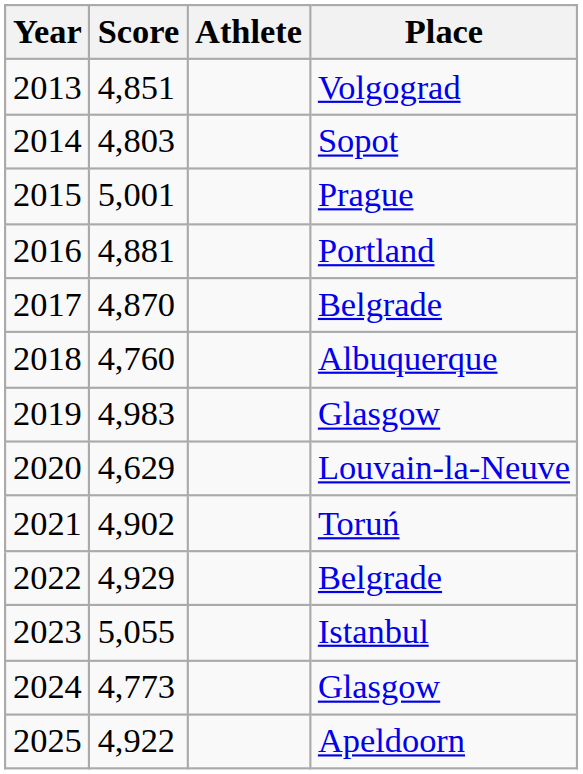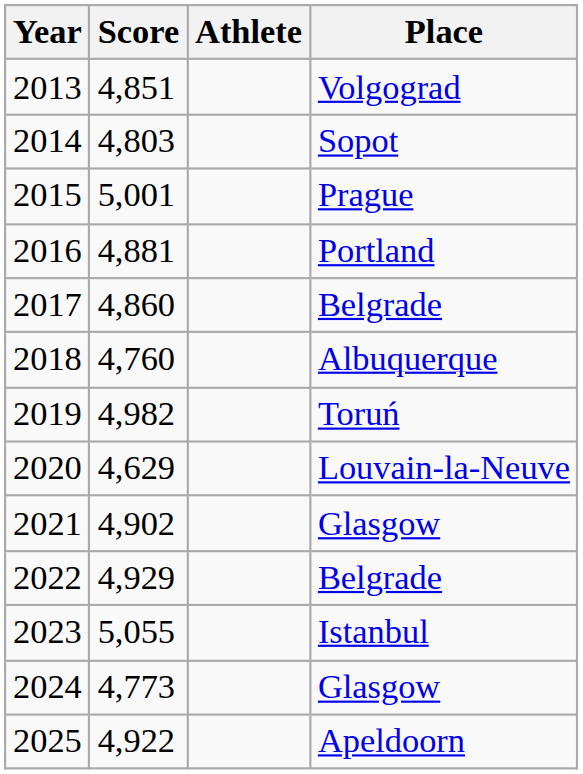(136, 304) 4,870 -> (136, 304) 4,860
(136, 413) 4,983 -> (136, 413) 4,982
(379, 413) Glasgow -> (359, 413) Toruń
(359, 522) Toruń -> (379, 522) Glasgow
